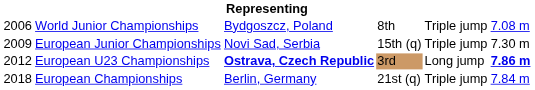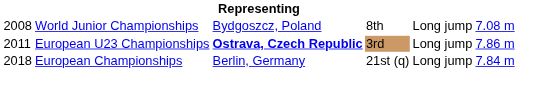(18, 26) 2006 -> (18, 26) 2008
(456, 26) Triple jump -> (442, 26) Long jump
- row: (128, 43)
(18, 61) 2012 -> (17, 43) 2011
(511, 61) bold -> (495, 43) normal
(456, 79) Triple jump -> (442, 61) Long jump
